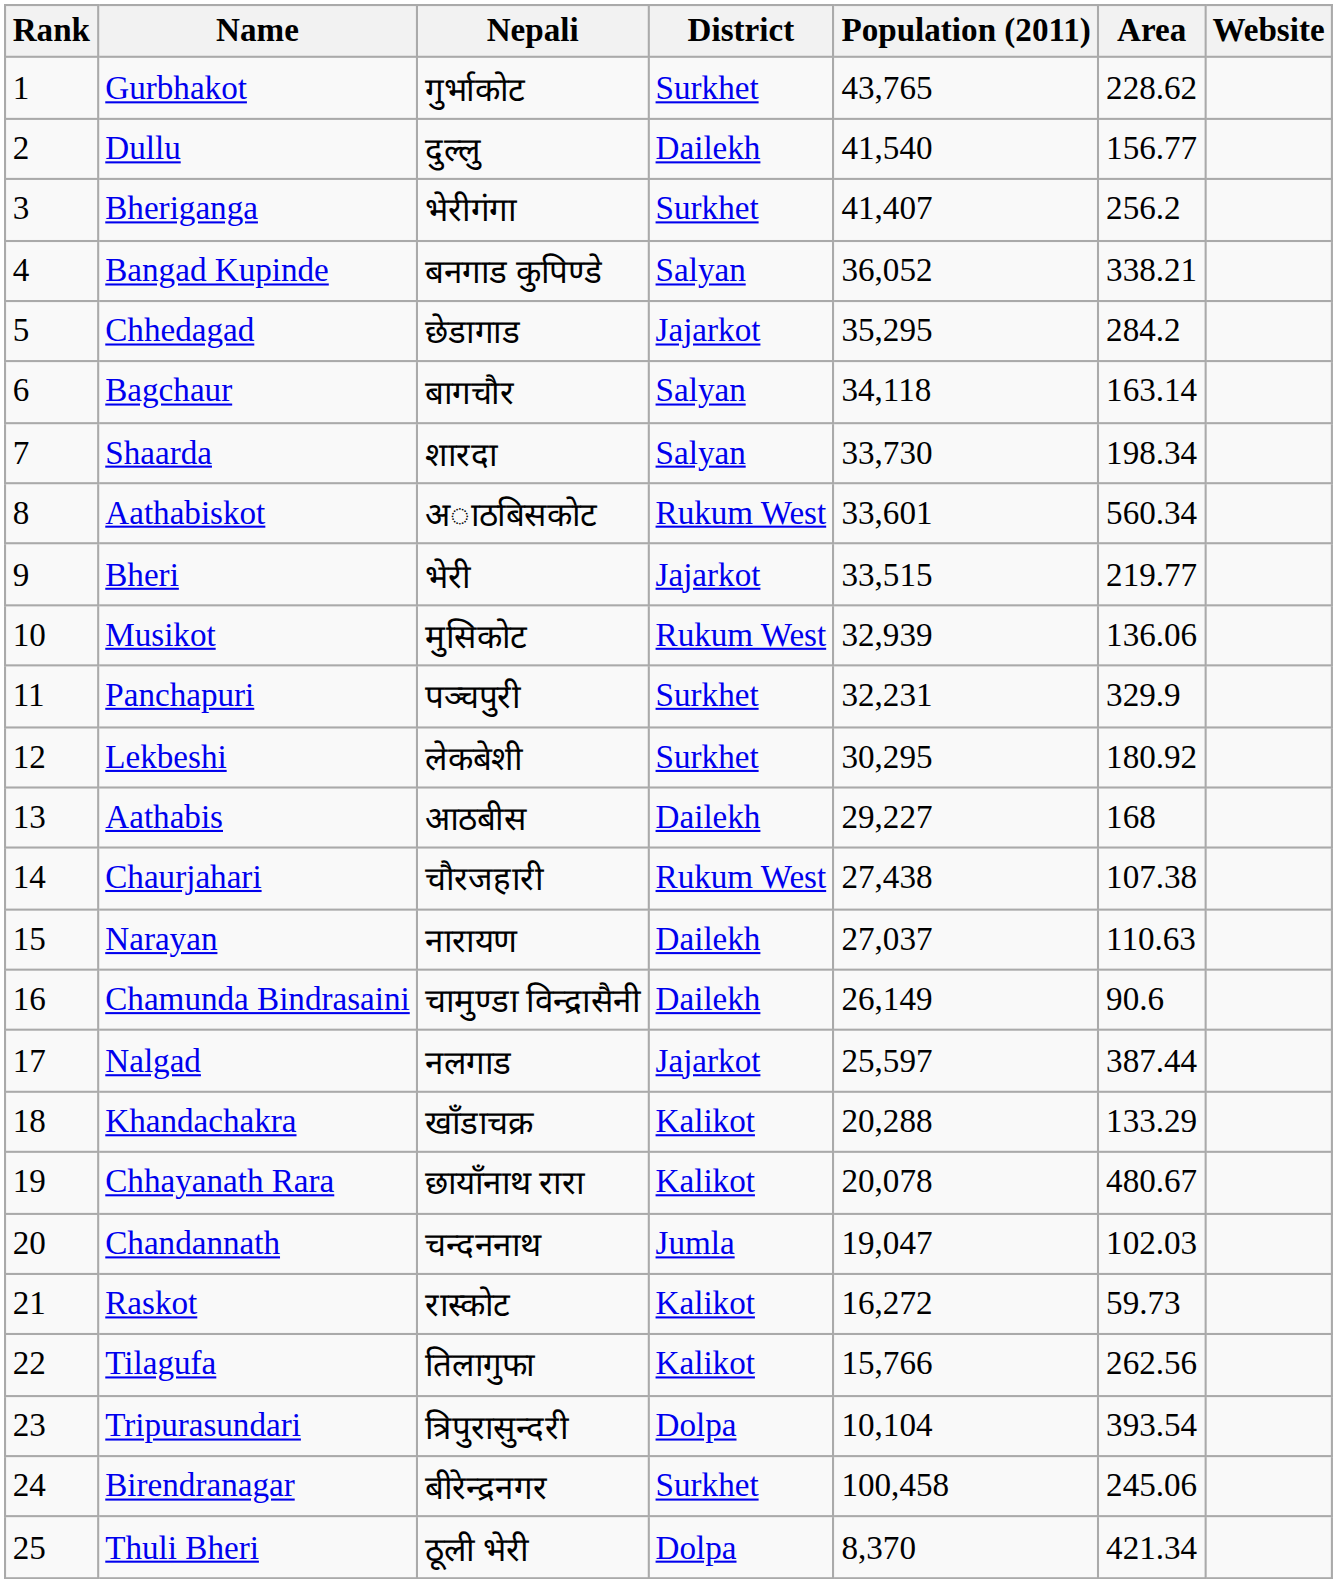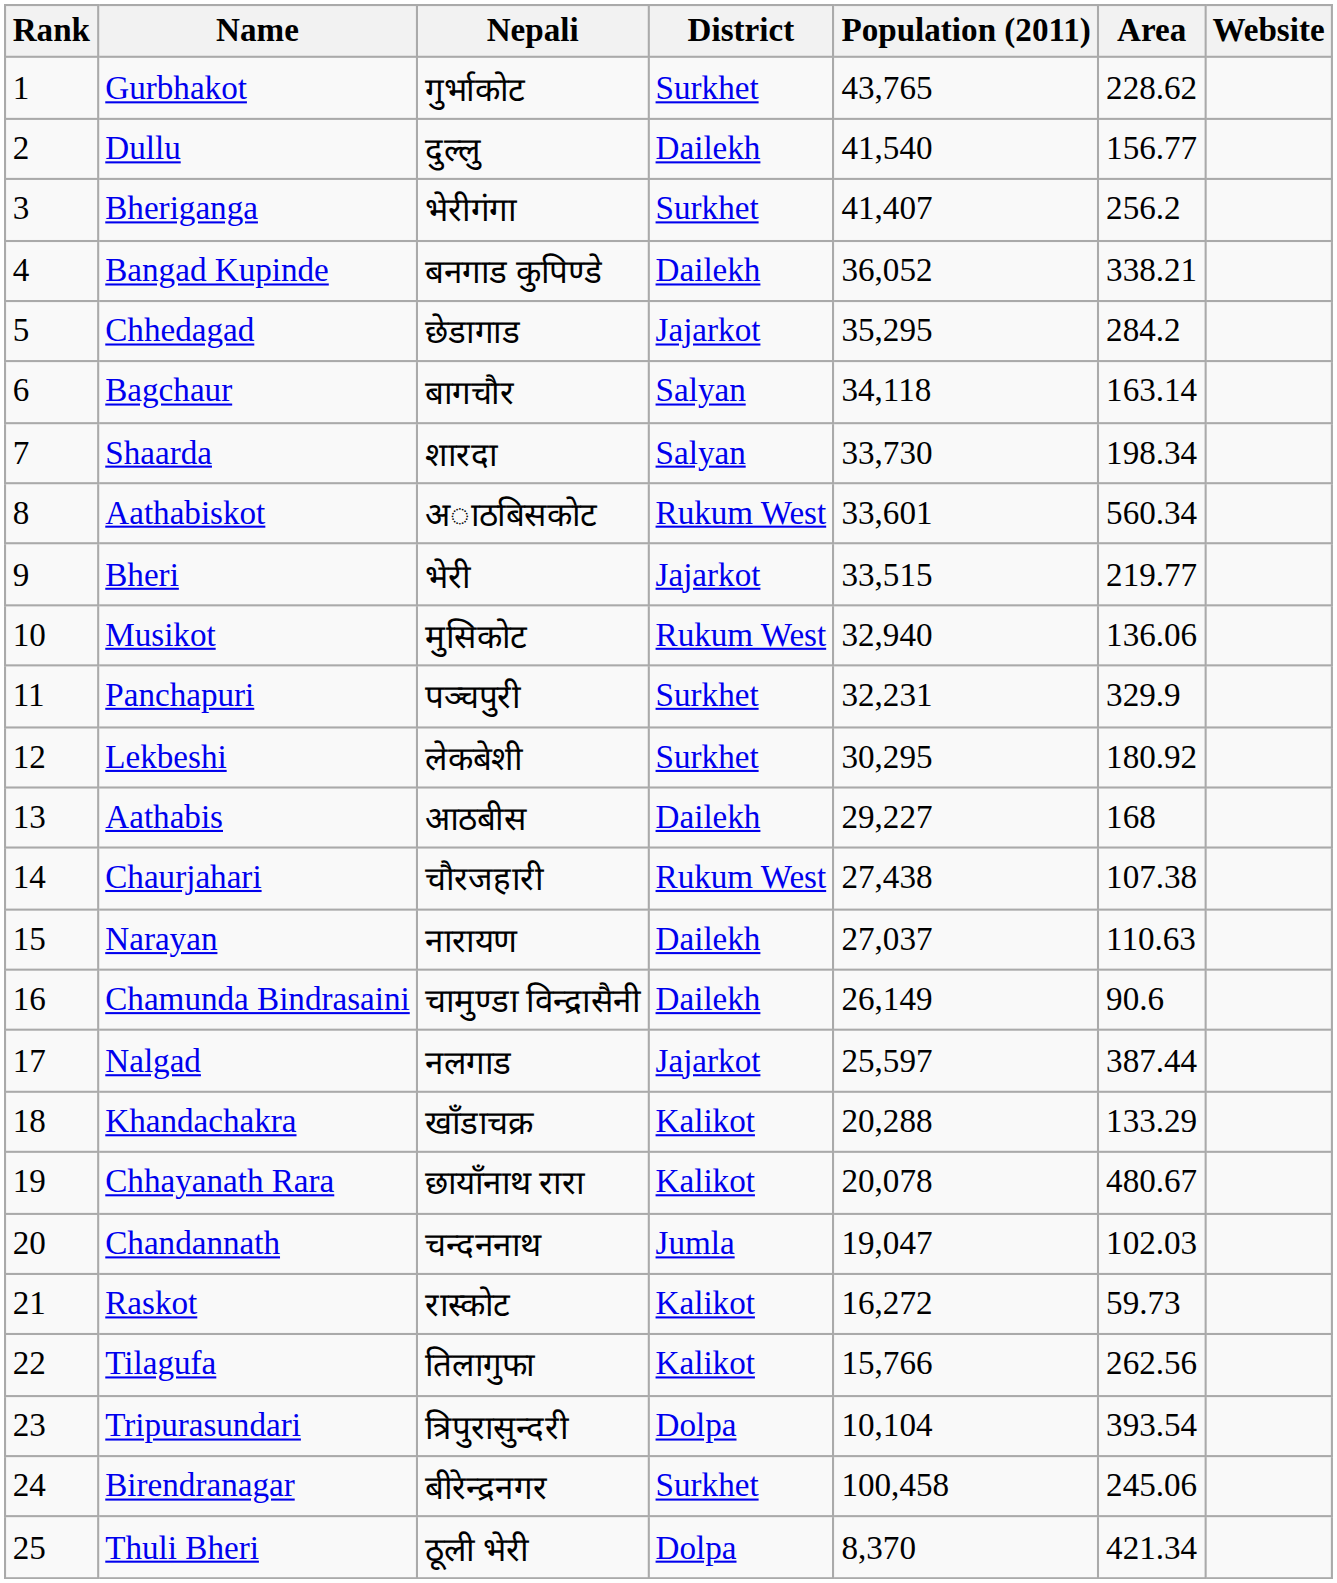(701, 269) Salyan -> (708, 269) Dailekh
(887, 634) 32,939 -> (887, 634) 32,940
